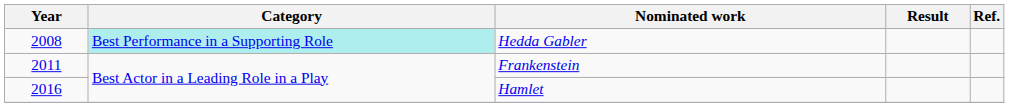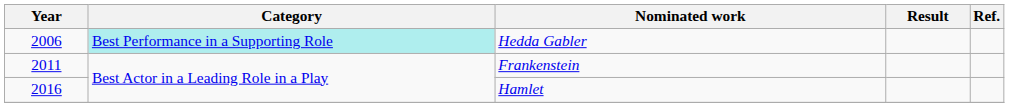(46, 41) 2008 -> (46, 41) 2006
